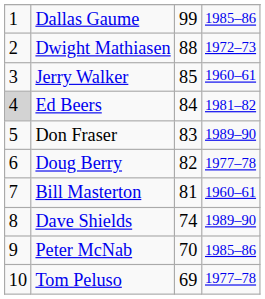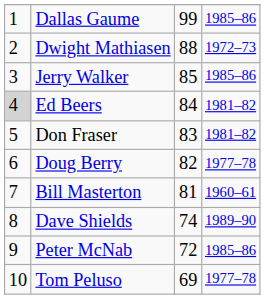(231, 76) 1960–61 -> (231, 76) 1985–86
(231, 134) 1989–90 -> (231, 134) 1981–82
(188, 250) 70 -> (188, 250) 72
